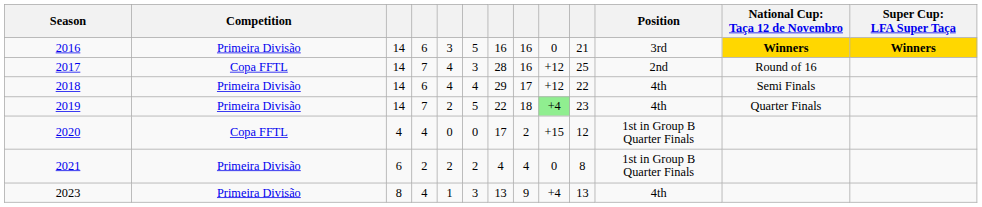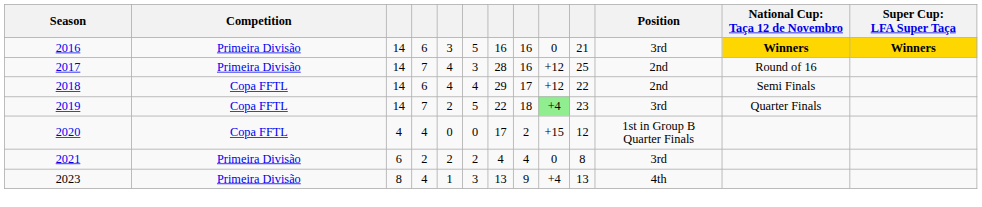(259, 67) Copa FFTL -> (259, 67) Primeira Divisão
(259, 86) Primeira Divisão -> (259, 86) Copa FFTL
(659, 86) 4th -> (659, 86) 2nd
(259, 106) Primeira Divisão -> (259, 106) Copa FFTL
(659, 106) 4th -> (659, 106) 3rd
(659, 166) 1st in Group B Quarter Finals -> (659, 159) 3rd
